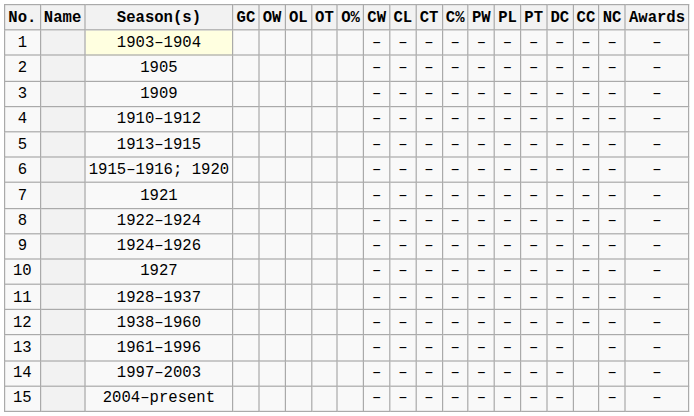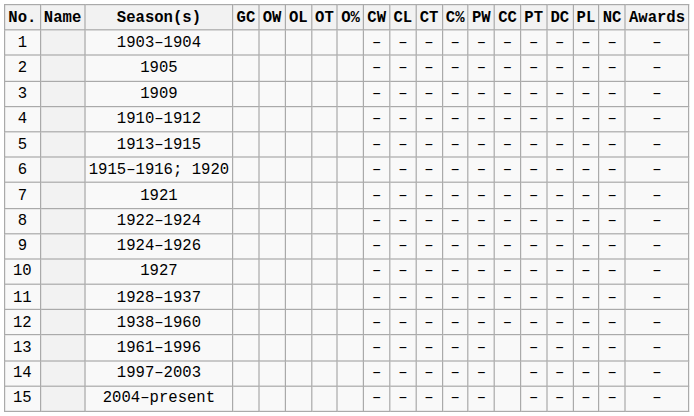columns swapped: (508, 17) <-> (586, 17)
(159, 43) lightyellow background -> (159, 43) no background
